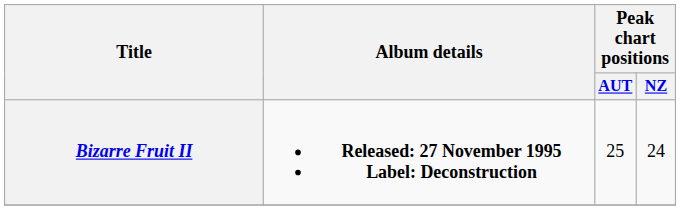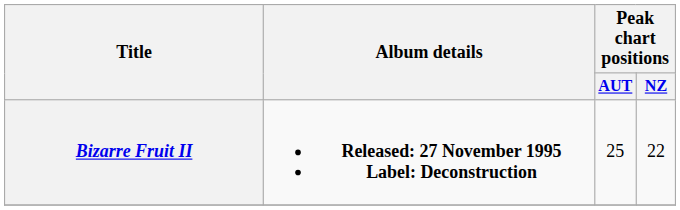(656, 152) 24 -> (656, 152) 22
